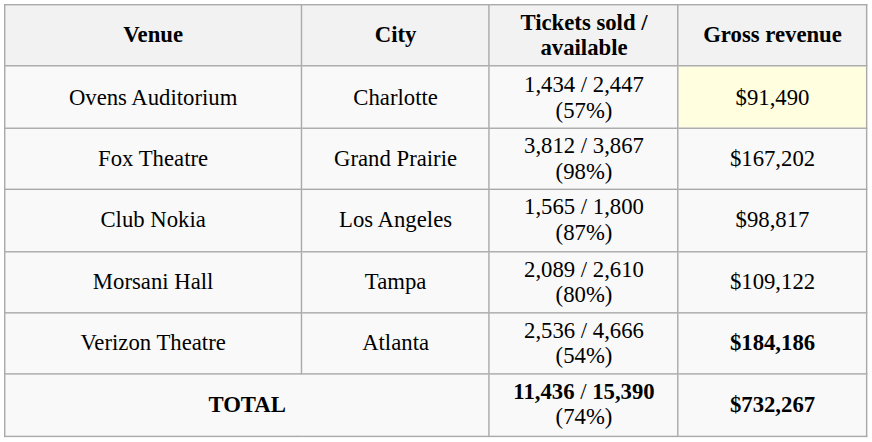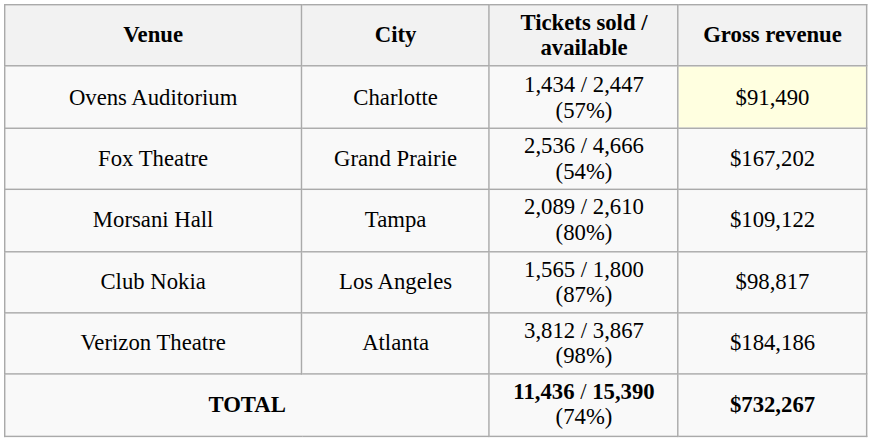(584, 158) 3,812 / 3,867 (98%) -> (584, 158) 2,536 / 4,666 (54%)
rows swapped: (153, 281) <-> (153, 220)
(584, 343) 2,536 / 4,666 (54%) -> (584, 343) 3,812 / 3,867 (98%)
(773, 343) bold -> (773, 343) normal
